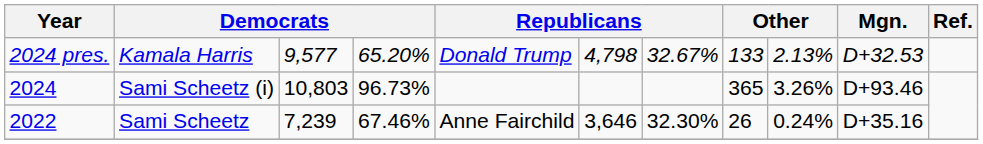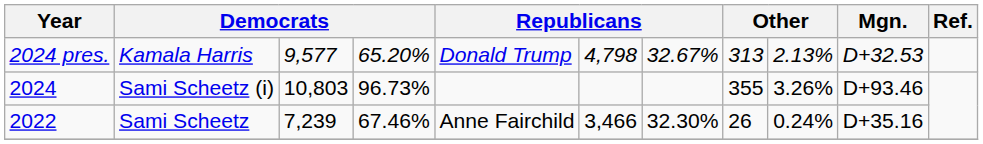(746, 54) 133 -> (746, 54) 313
(746, 88) 365 -> (746, 88) 355
(611, 121) 3,646 -> (611, 121) 3,466
